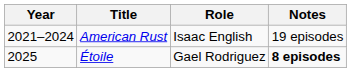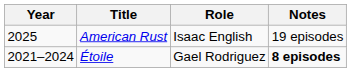(41, 36) 2021–2024 -> (22, 36) 2025
(22, 57) 2025 -> (41, 57) 2021–2024
